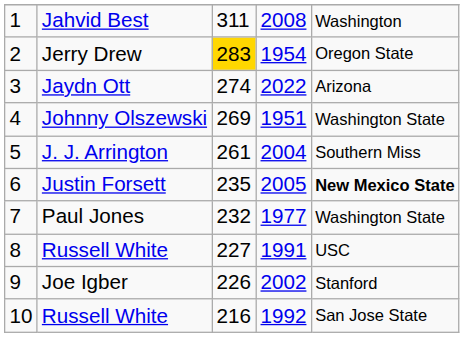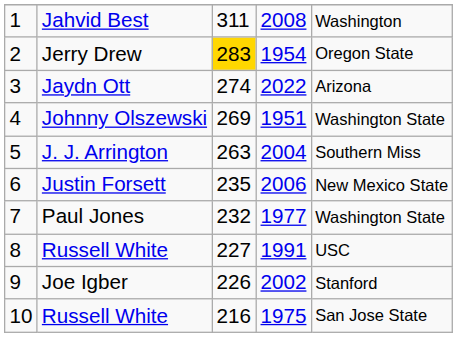(234, 151) 261 -> (234, 151) 263
(283, 184) 2005 -> (283, 184) 2006
(385, 185) bold -> (382, 185) normal
(283, 315) 1992 -> (283, 315) 1975
